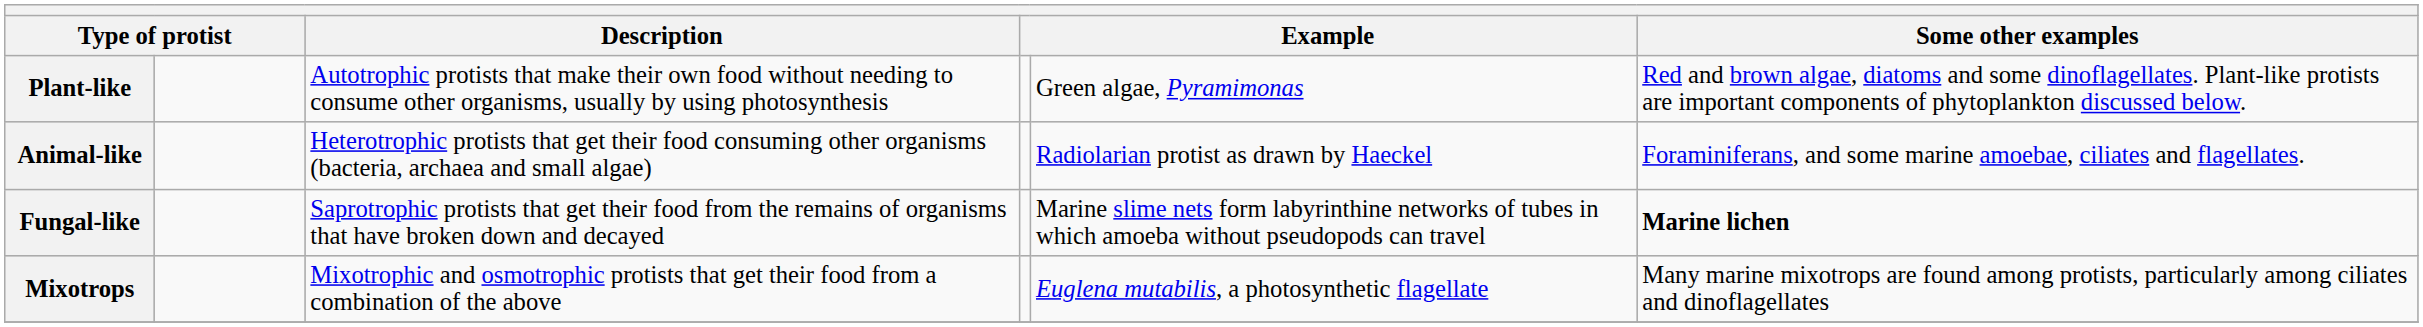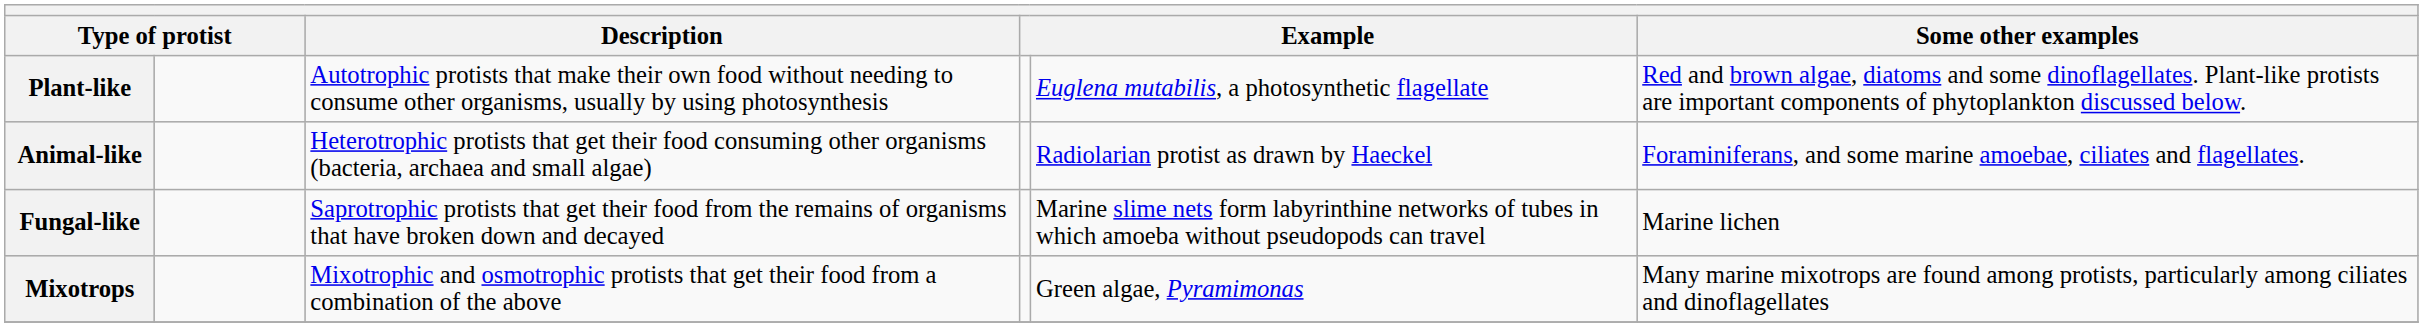(1170, 88) Green algae, Pyramimonas -> (1262, 88) Euglena mutabilis, a photosynthetic flagellate
(1716, 221) bold -> (1711, 221) normal
(1262, 288) Euglena mutabilis, a photosynthetic flagellate -> (1170, 288) Green algae, Pyramimonas
